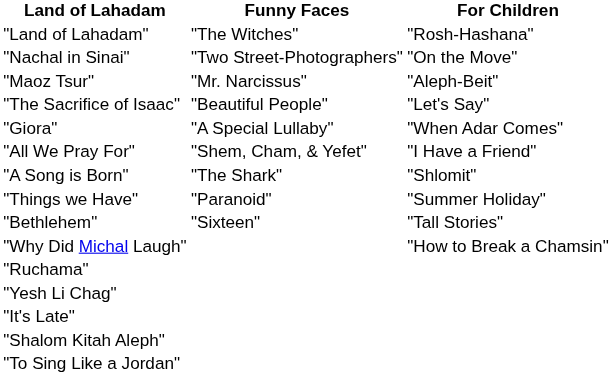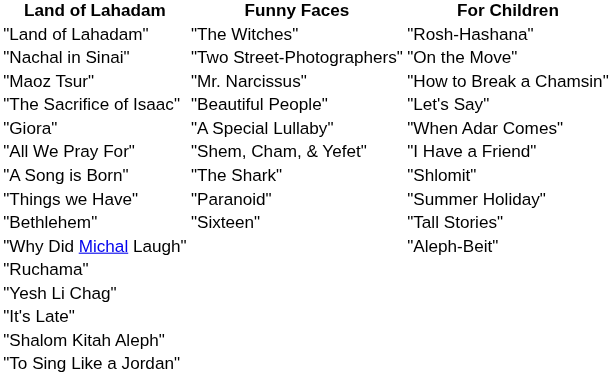(453, 81) "Aleph-Beit" -> (508, 81) "How to Break a Chamsin"
(508, 246) "How to Break a Chamsin" -> (453, 246) "Aleph-Beit"
